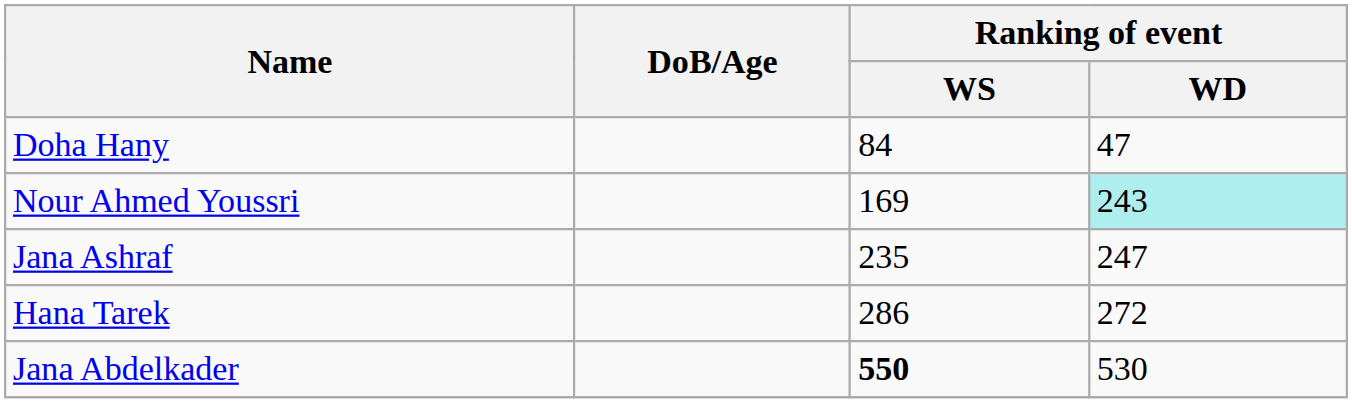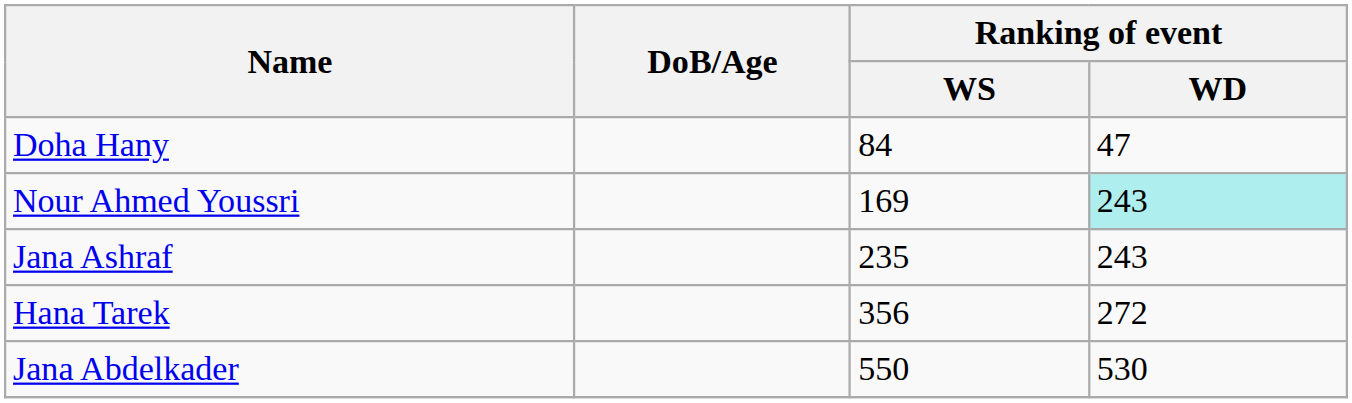(1122, 257) 247 -> (1122, 257) 243
(884, 313) 286 -> (884, 313) 356
(884, 369) bold -> (884, 369) normal
